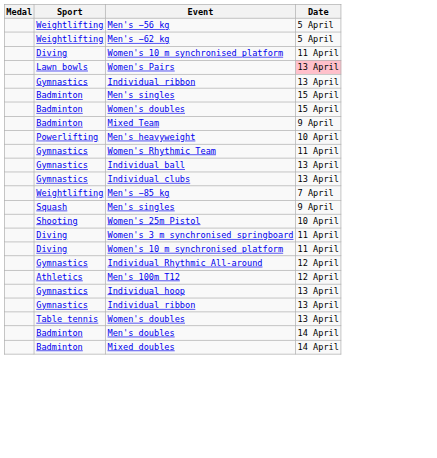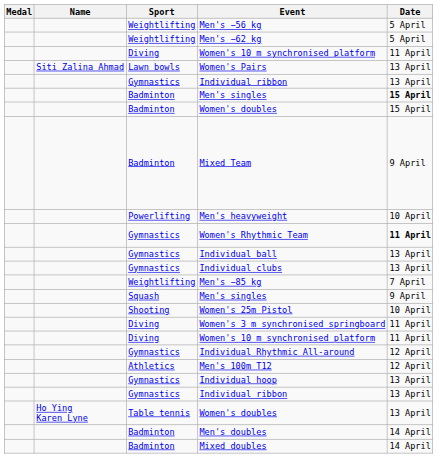+ column: (80, 11)
(318, 67) pink background -> (410, 67) no background
(318, 95) normal -> (410, 95) bold
(318, 151) normal -> (410, 235) bold
